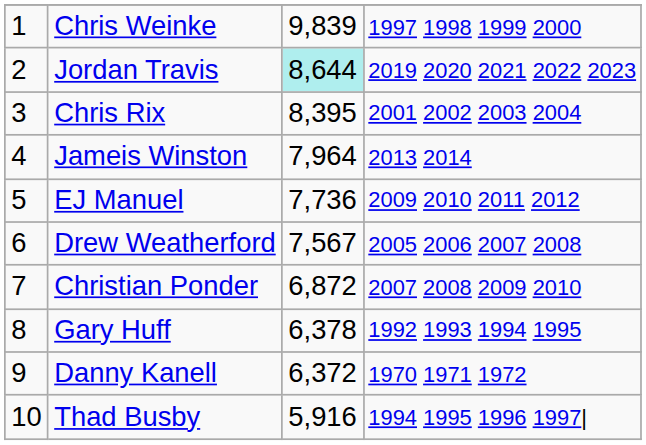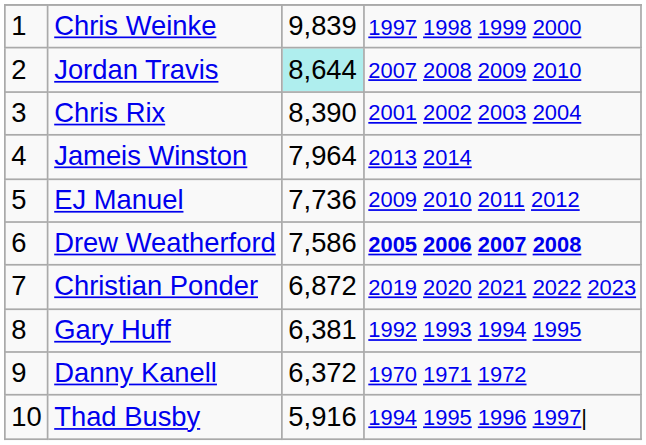(502, 70) 2019 2020 2021 2022 2023 -> (475, 70) 2007 2008 2009 2010
(323, 112) 8,395 -> (323, 112) 8,390
(323, 243) 7,567 -> (323, 243) 7,586
(475, 244) normal -> (475, 244) bold
(475, 287) 2007 2008 2009 2010 -> (502, 287) 2019 2020 2021 2022 2023
(323, 329) 6,378 -> (323, 329) 6,381
